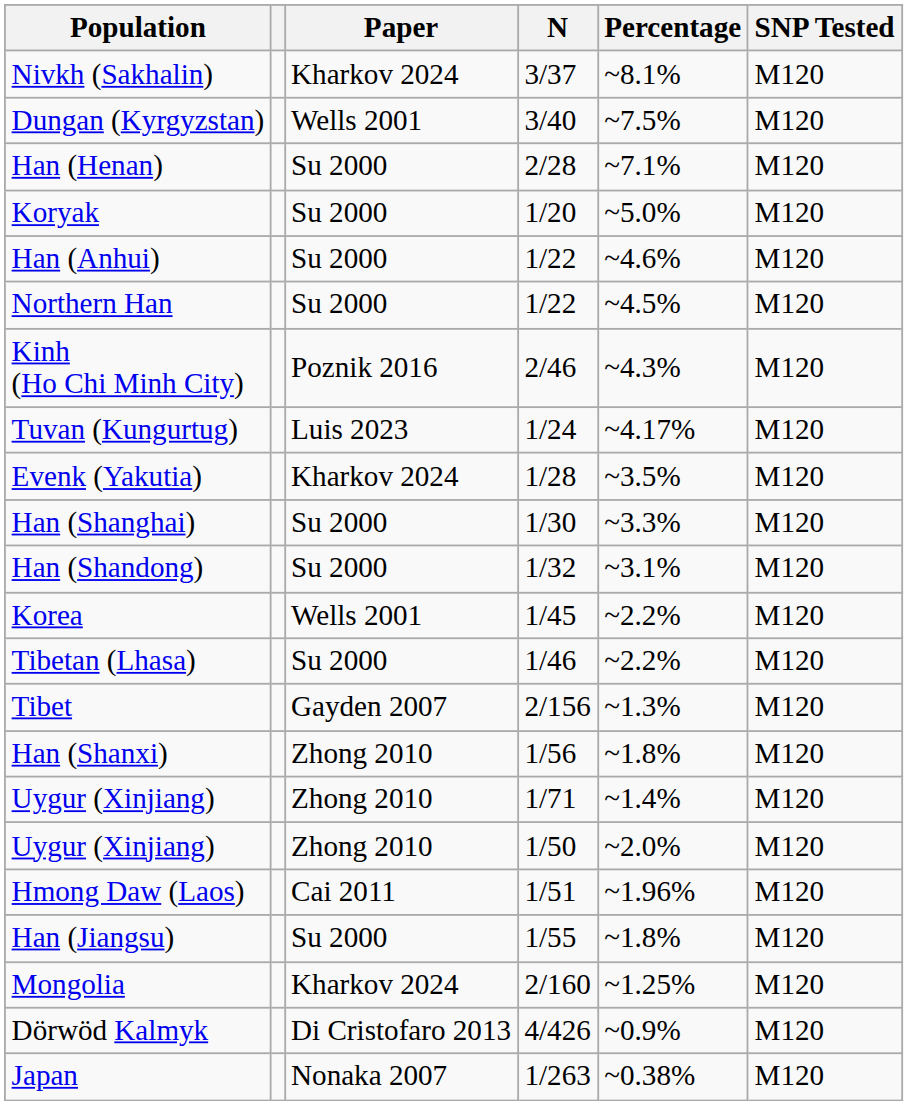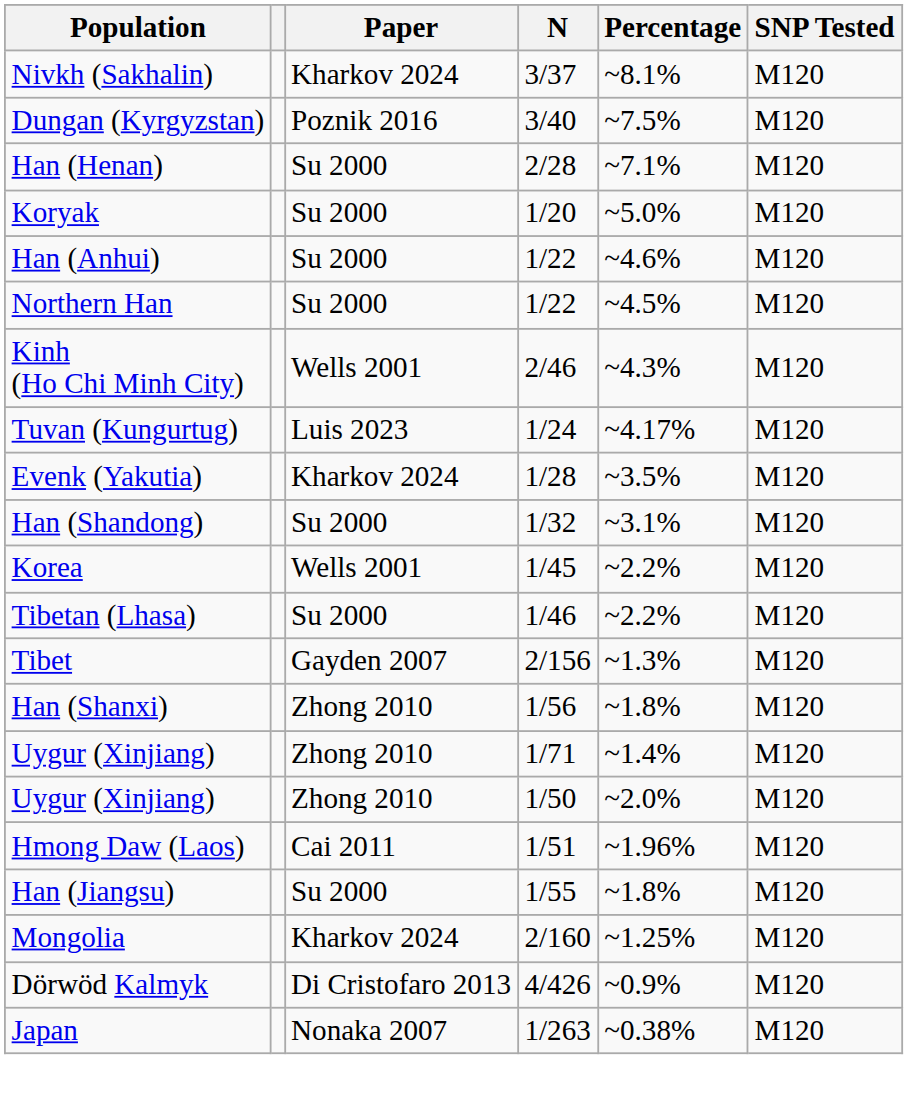(357, 119) Wells 2001 -> (364, 119) Poznik 2016
(364, 367) Poznik 2016 -> (357, 367) Wells 2001
- row: (103, 522)
